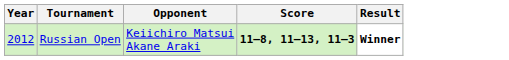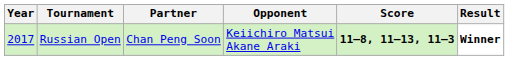+ column: (173, 14)
(21, 39) 2012 -> (21, 39) 2017
